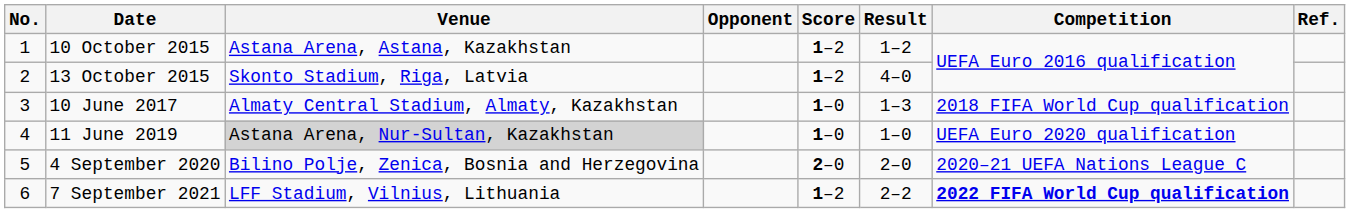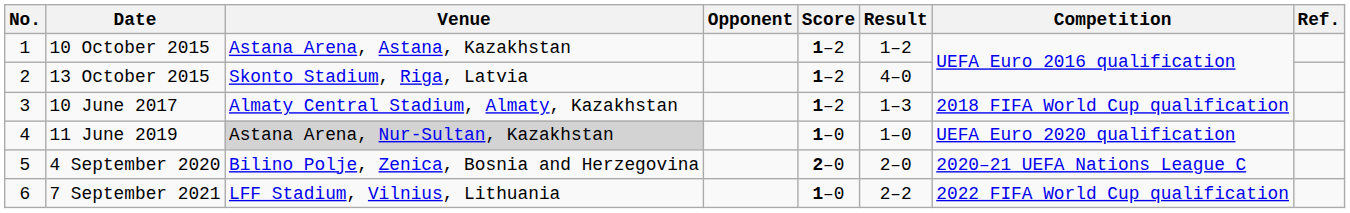(828, 106) 1–0 -> (828, 106) 1–2
(828, 193) 1–2 -> (828, 193) 1–0
(1113, 193) bold -> (1113, 193) normal
